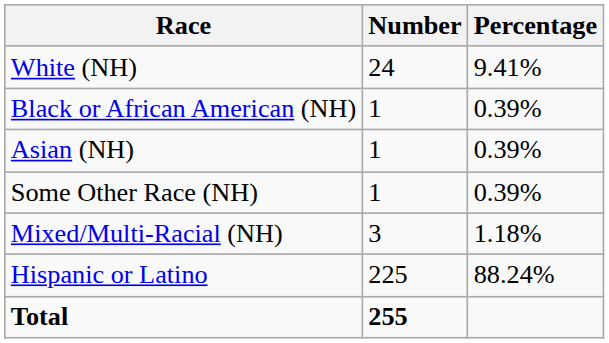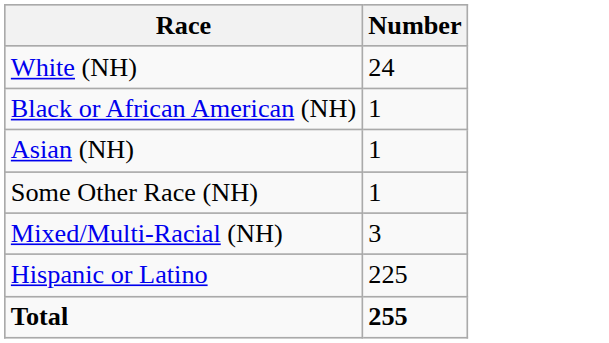- column: (535, 25)
